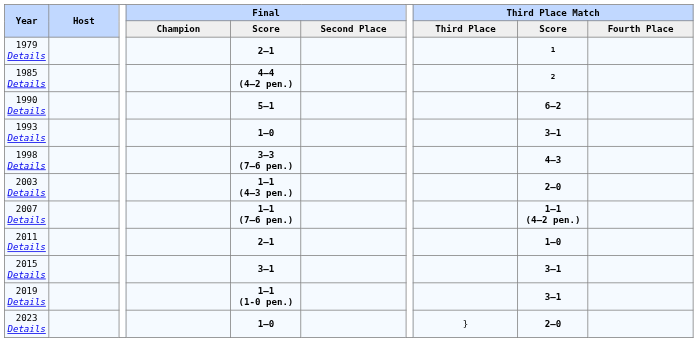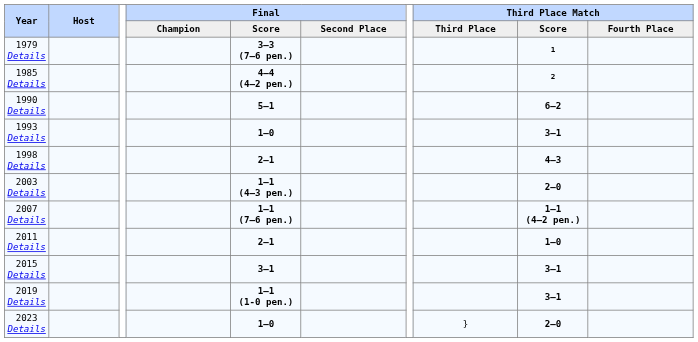(266, 51) 2–1 -> (266, 51) 3–3 (7–6 pen.)
(266, 160) 3–3 (7–6 pen.) -> (266, 160) 2–1
